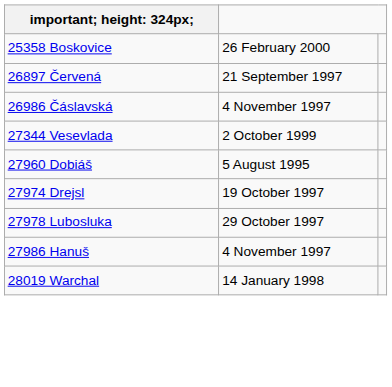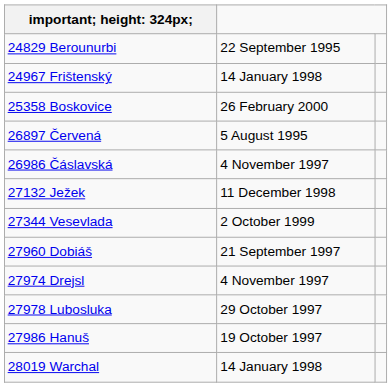+ row: (62, 48)
+ row: (60, 77)
(282, 77) 21 September 1997 -> (264, 135) 5 August 1995
+ row: (46, 193)
(266, 164) 5 August 1995 -> (280, 251) 21 September 1997
(273, 193) 19 October 1997 -> (275, 280) 4 November 1997
(277, 251) 4 November 1997 -> (271, 338) 19 October 1997
